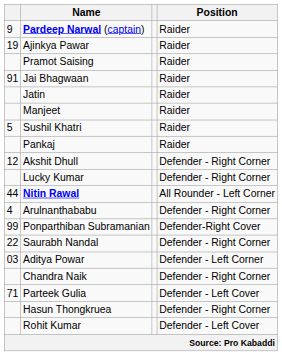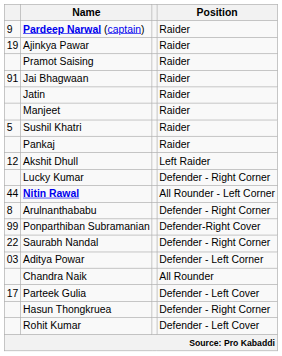(215, 161) Defender - Right Corner -> (185, 161) Left Raider
(10, 210) 4 -> (10, 210) 8
(215, 276) Defender - Right Corner -> (186, 276) All Rounder
(13, 293) 71 -> (13, 293) 17
